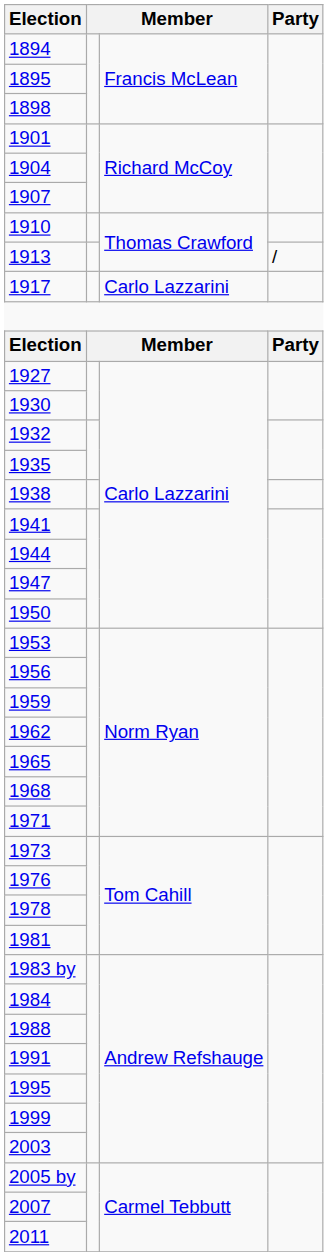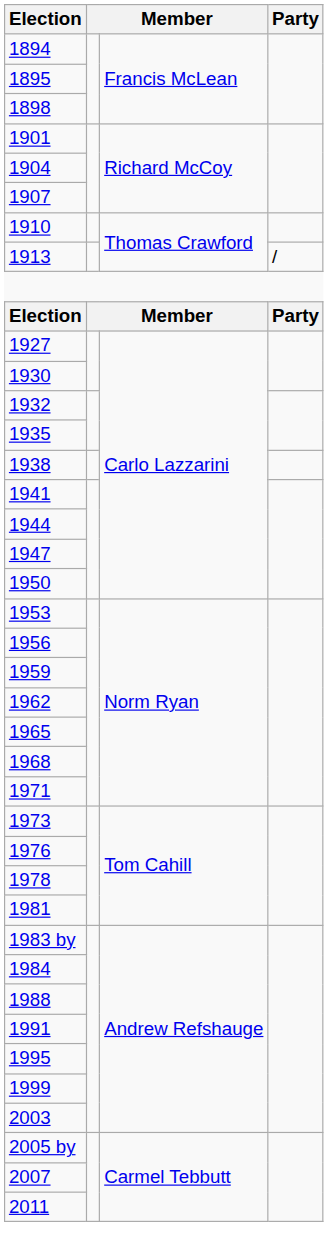- row: (30, 286)
